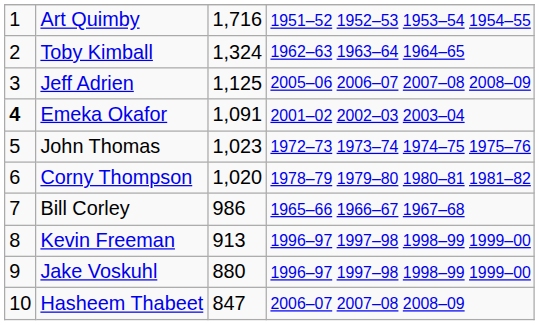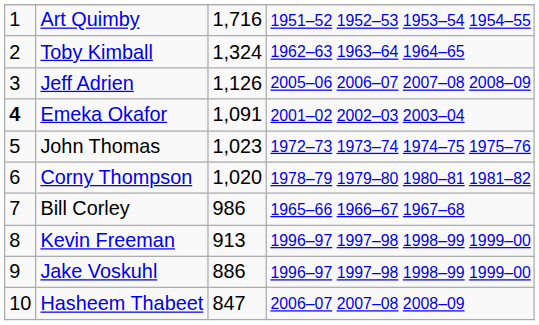(237, 83) 1,125 -> (237, 83) 1,126
(229, 271) 880 -> (229, 271) 886
